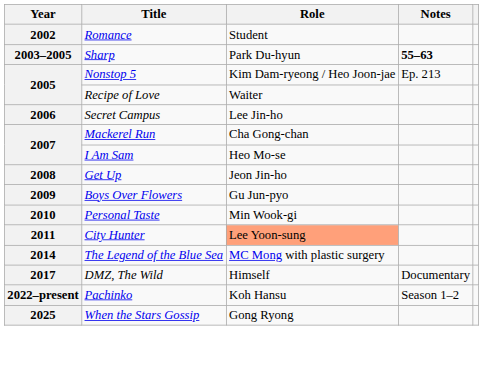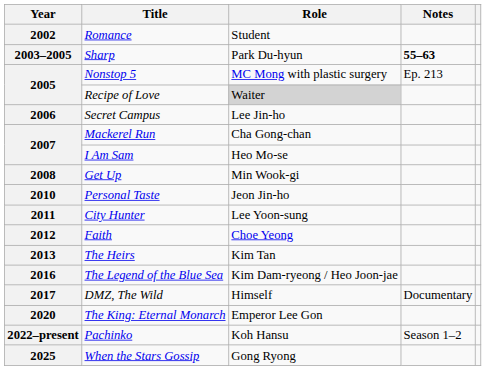(312, 74) Kim Dam-ryeong / Heo Joon-jae -> (309, 74) MC Mong with plastic surgery
(246, 94) no background -> (248, 94) lightgrey background
(258, 174) Jeon Jin-ho -> (265, 174) Min Wook-gi
- row: (133, 194)
(263, 214) Min Wook-gi -> (260, 194) Jeon Jin-ho
(267, 235) lightsalmon background -> (270, 214) no background
+ row: (98, 235)
+ row: (110, 255)
(43, 255) 2014 -> (43, 275) 2016
(307, 255) MC Mong with plastic surgery -> (315, 275) Kim Dam-ryeong / Heo Joon-jae
+ row: (155, 315)
